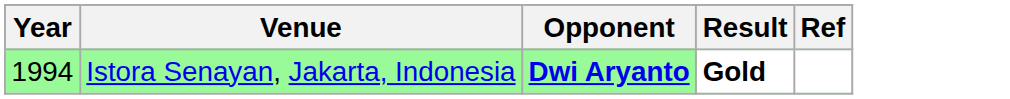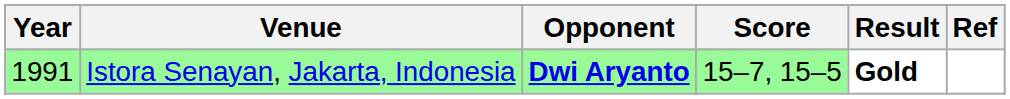+ column: (772, 27)
(42, 71) 1994 -> (42, 71) 1991
